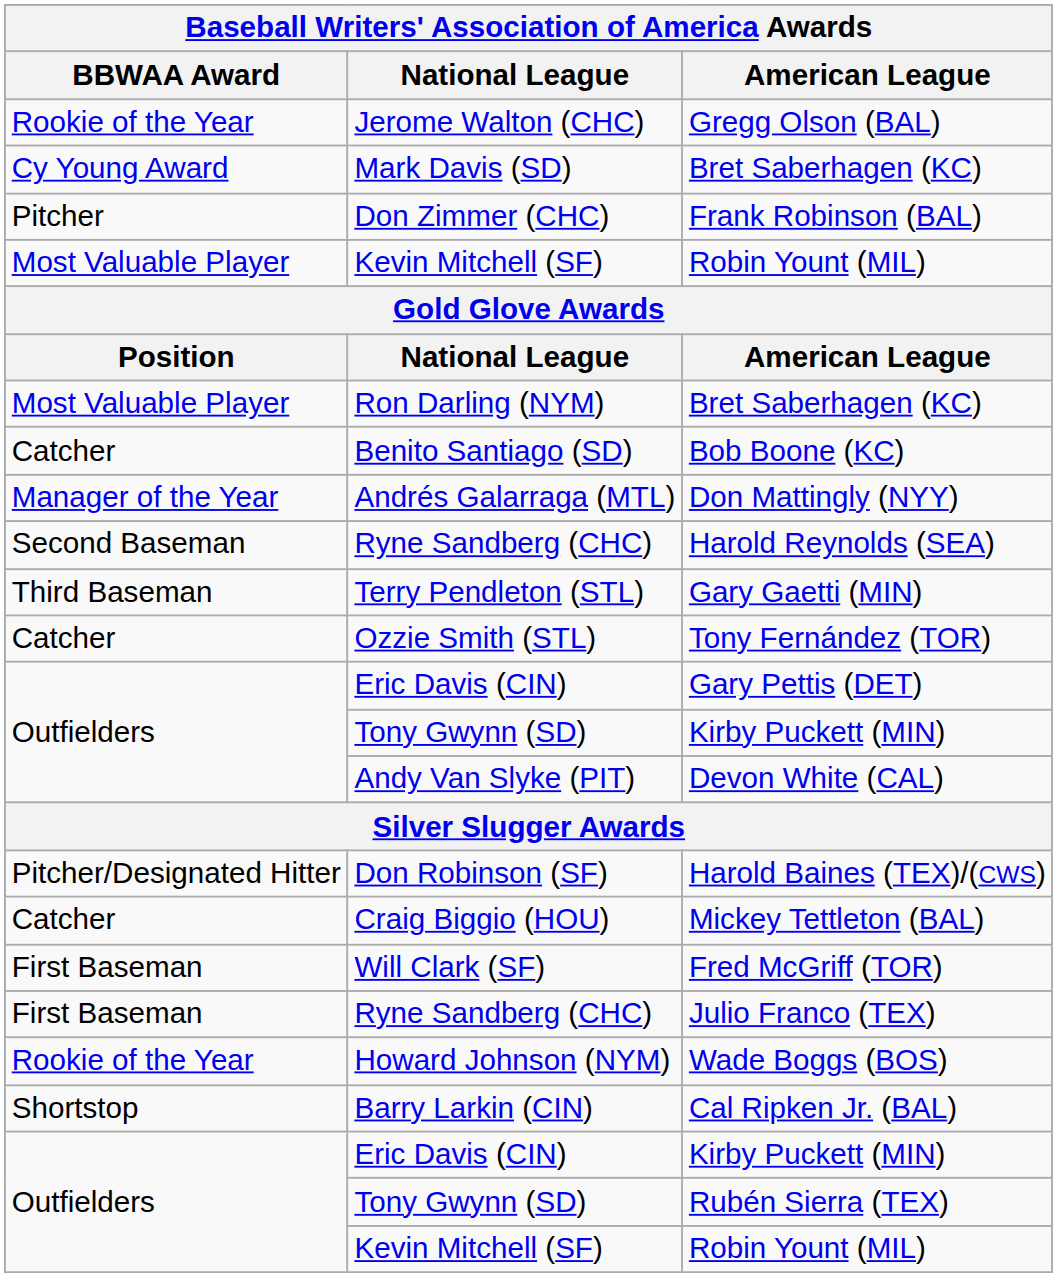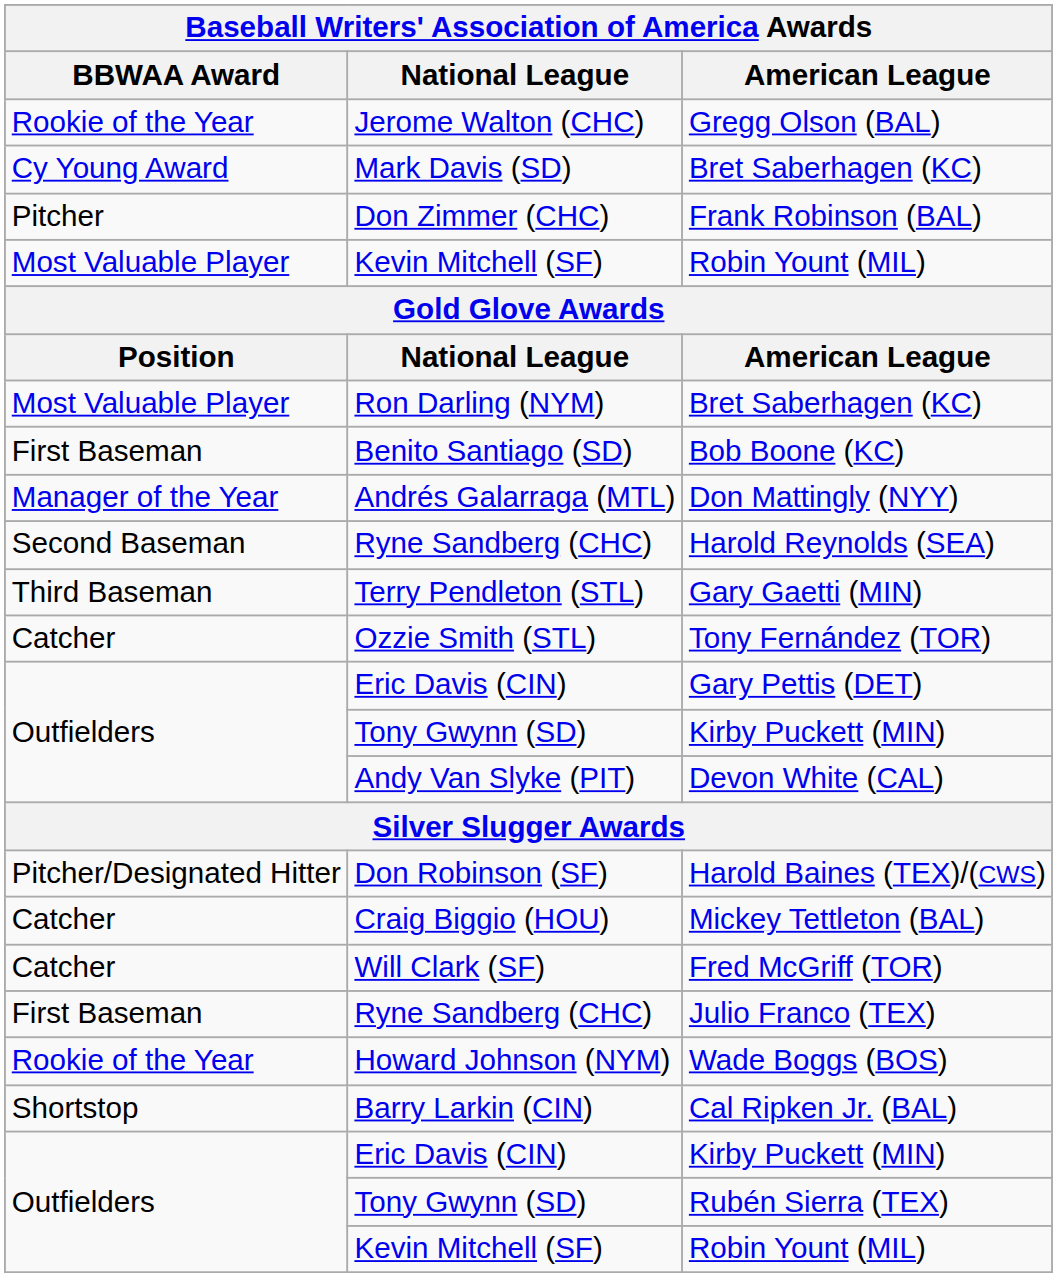(64, 450) Catcher -> (107, 450) First Baseman
(107, 966) First Baseman -> (64, 966) Catcher
